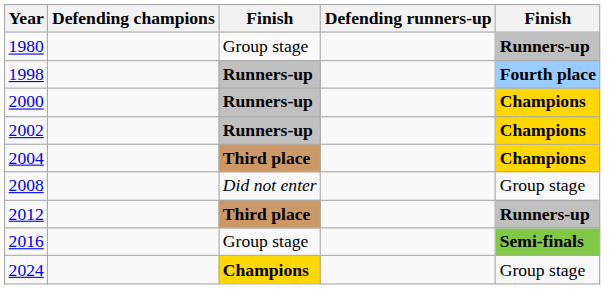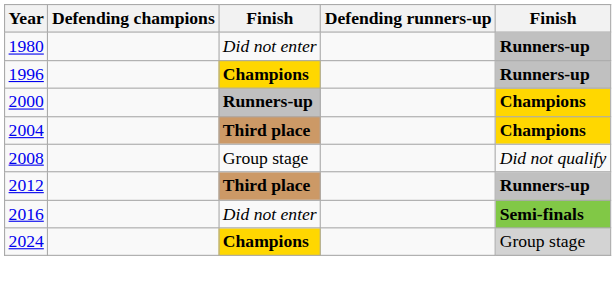(266, 46) Group stage -> (270, 46) Did not enter
+ row: (26, 74)
- row: (26, 74)
- row: (26, 130)
(270, 185) Did not enter -> (266, 158) Group stage
(542, 185) Group stage -> (553, 158) Did not qualify
(266, 241) Group stage -> (270, 213) Did not enter
(542, 269) no background -> (542, 241) lightgrey background
